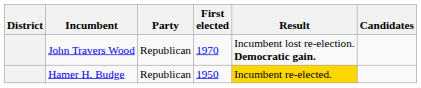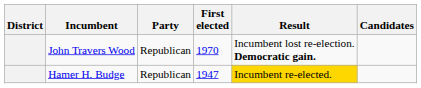(207, 74) 1950 -> (207, 74) 1947
